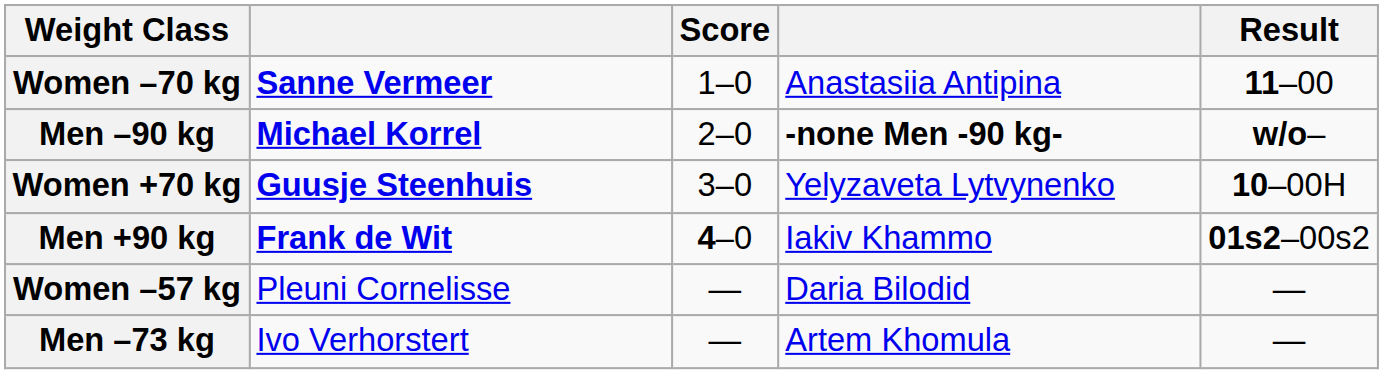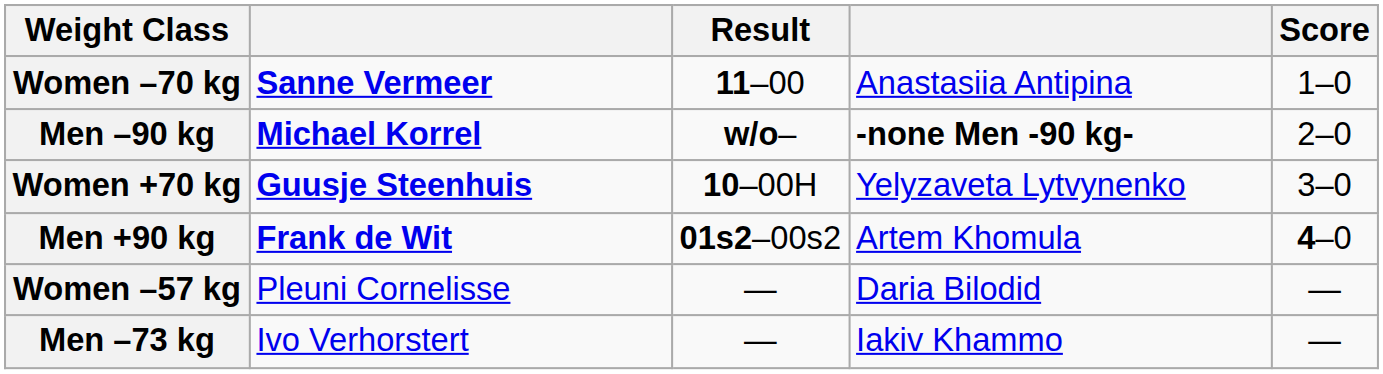columns swapped: (1289, 30) <-> (725, 30)
(889, 237) Iakiv Khammo -> (969, 237) Artem Khomula
(898, 340) Artem Khomula -> (959, 340) Iakiv Khammo
